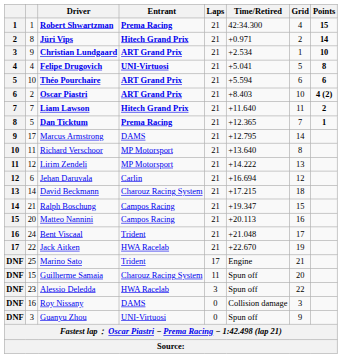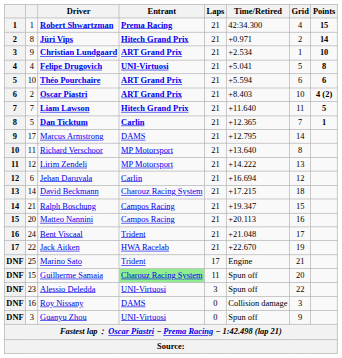(324, 108) 2 -> (324, 108) 5
(147, 122) Prema Racing -> (133, 122) Carlin
(162, 275) no background -> (162, 275) lightgreen background
(145, 289) HWA Racelab -> (144, 289) UNI-Virtuosi
